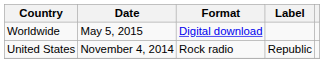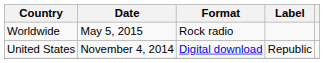(221, 31) Digital download -> (206, 31) Rock radio
(206, 49) Rock radio -> (221, 49) Digital download
